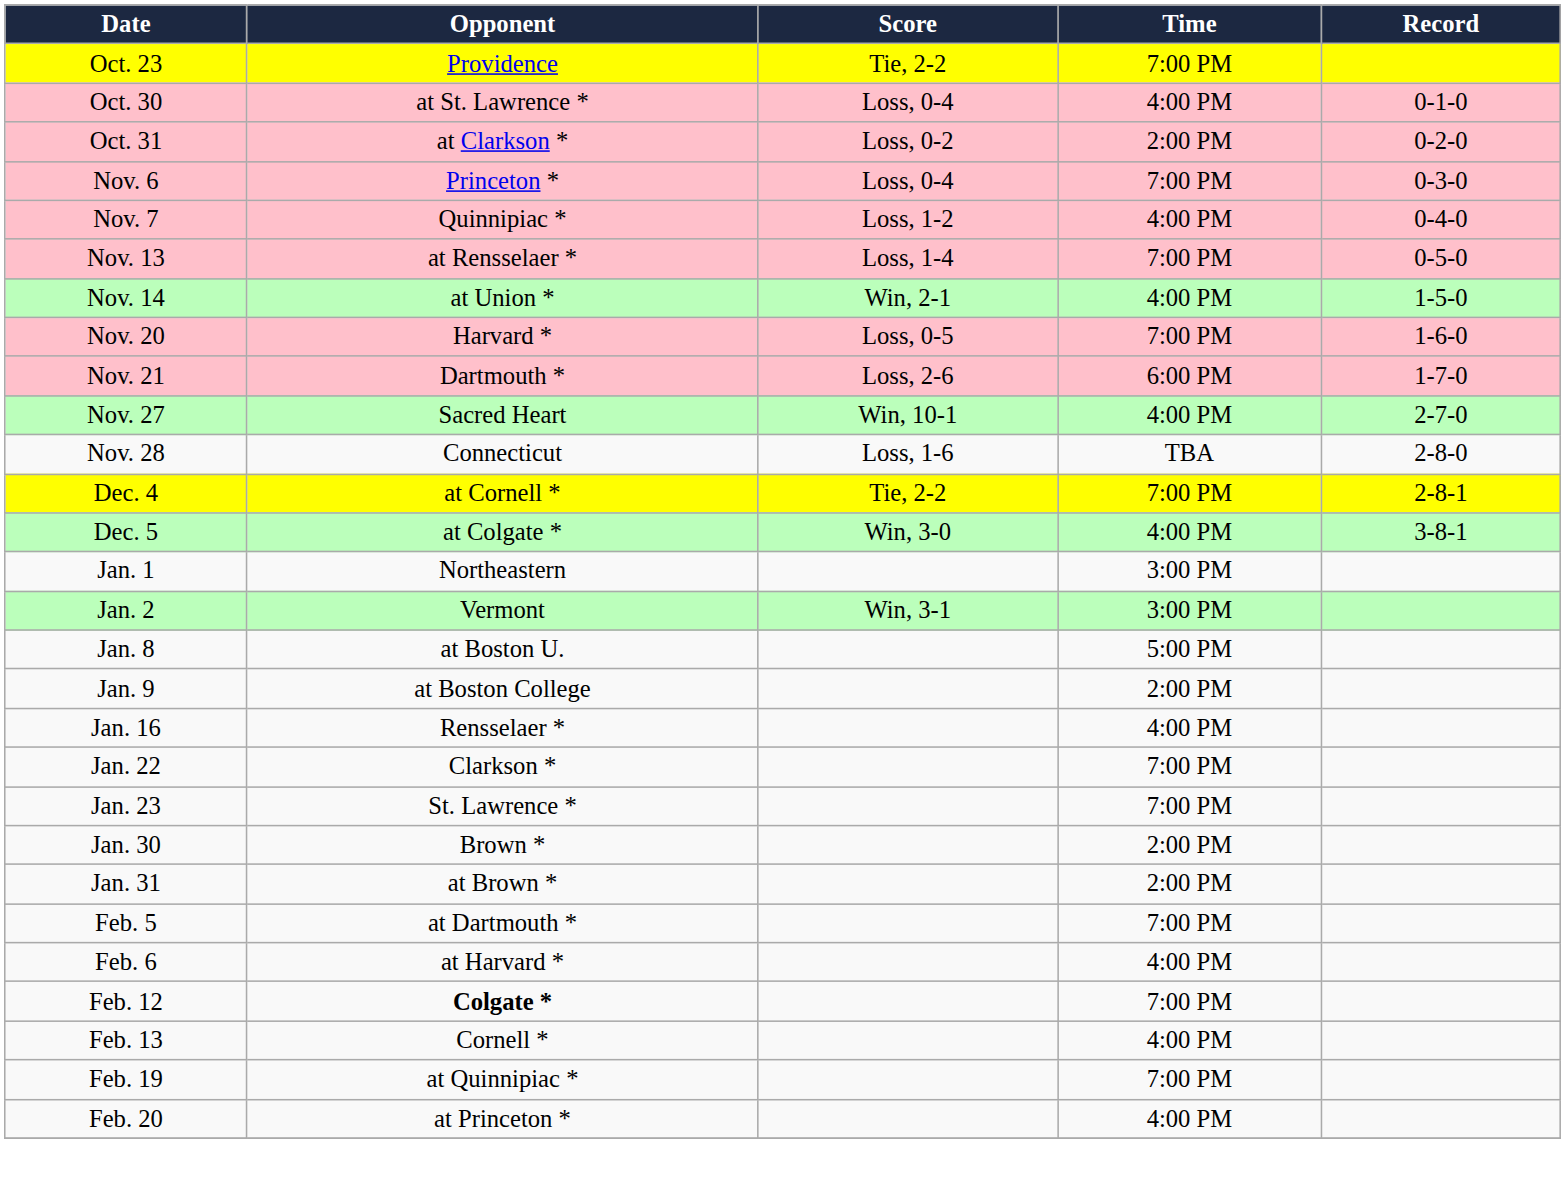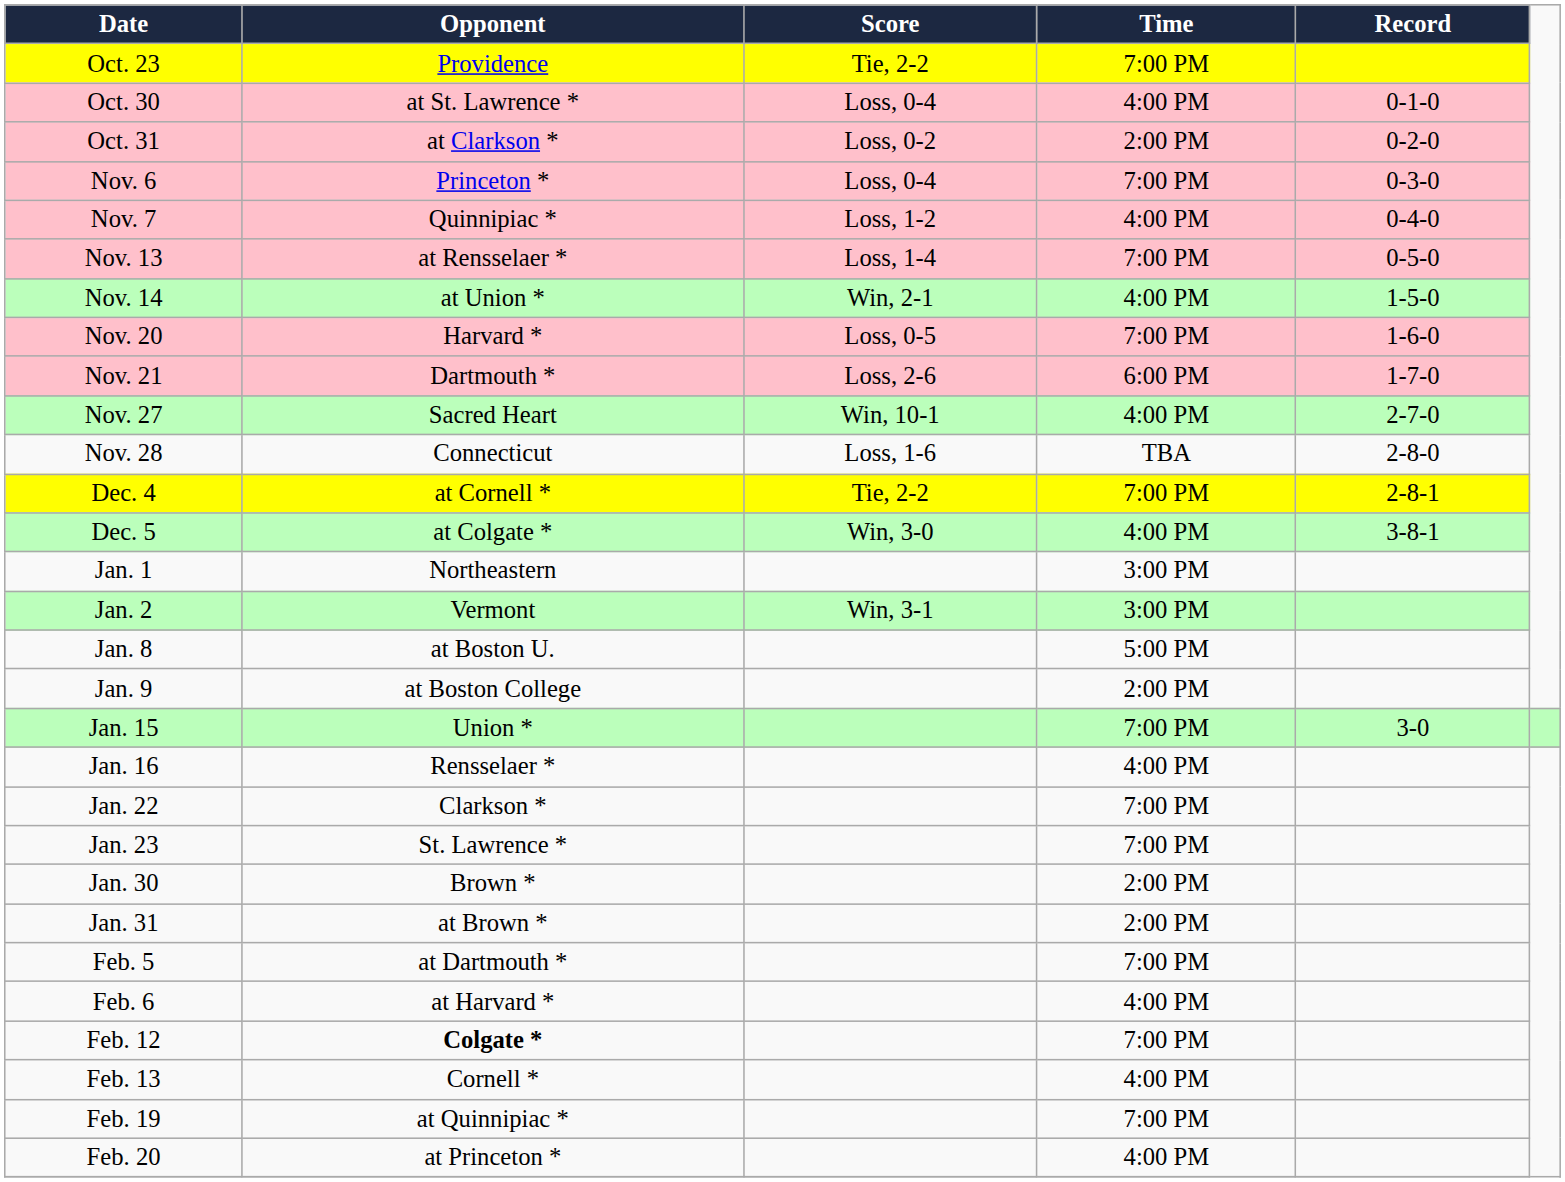+ row: (124, 727)
